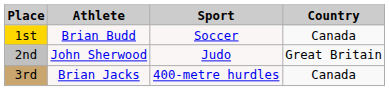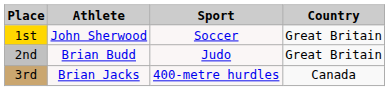(99, 35) Brian Budd -> (99, 35) John Sherwood
(334, 35) Canada -> (334, 35) Great Britain
(99, 55) John Sherwood -> (99, 55) Brian Budd
